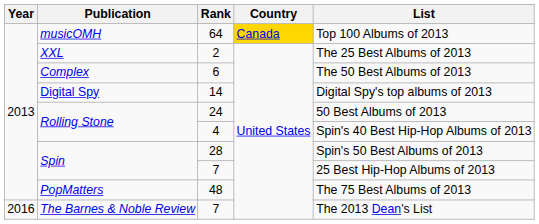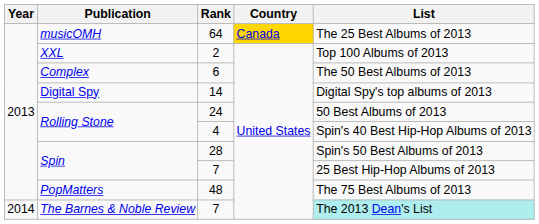(382, 33) Top 100 Albums of 2013 -> (394, 33) The 25 Best Albums of 2013
(394, 53) The 25 Best Albums of 2013 -> (382, 53) Top 100 Albums of 2013
(21, 209) 2016 -> (21, 209) 2014
(374, 209) no background -> (374, 209) paleturquoise background
